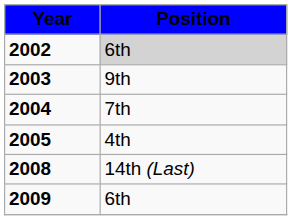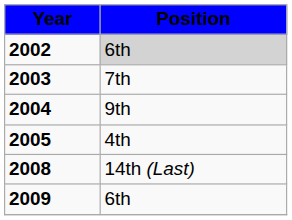(118, 79) 9th -> (118, 79) 7th
(118, 109) 7th -> (118, 109) 9th
